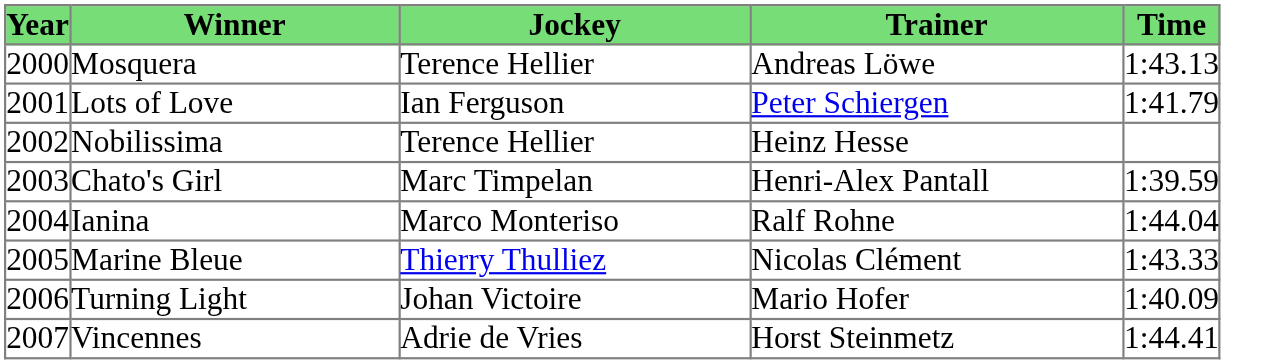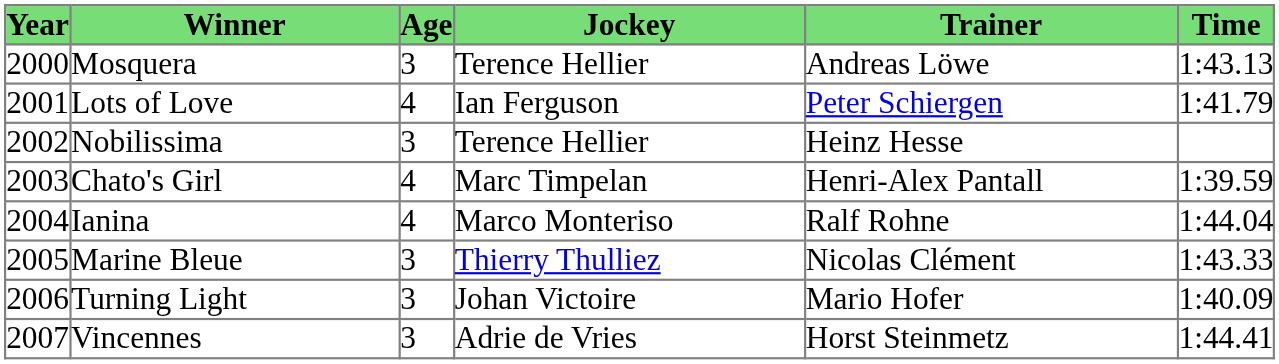+ column: (426, 24)
